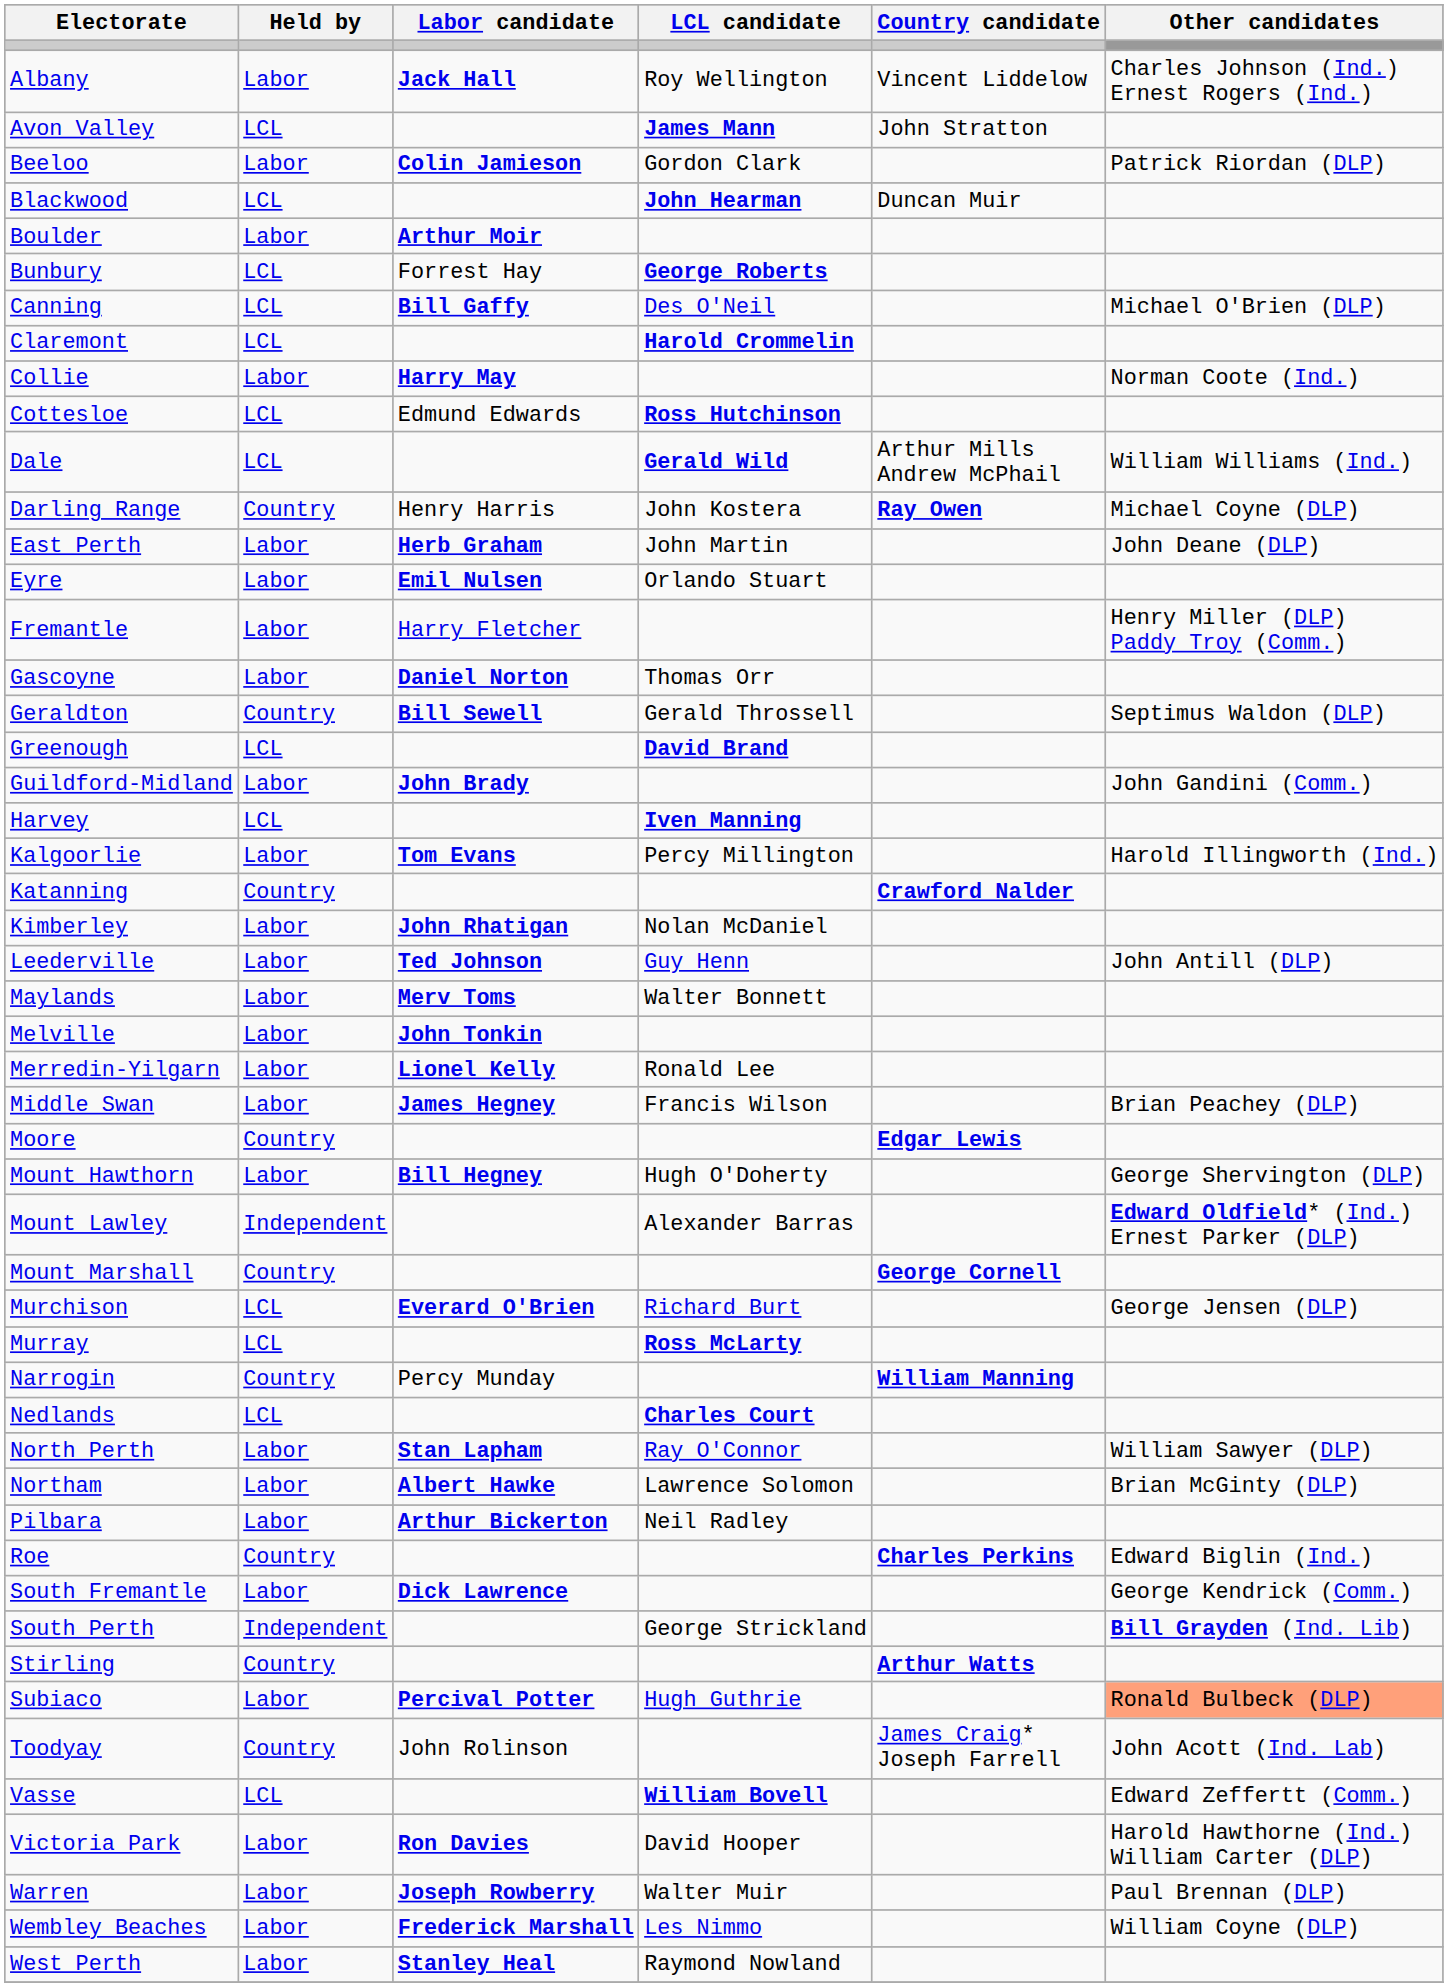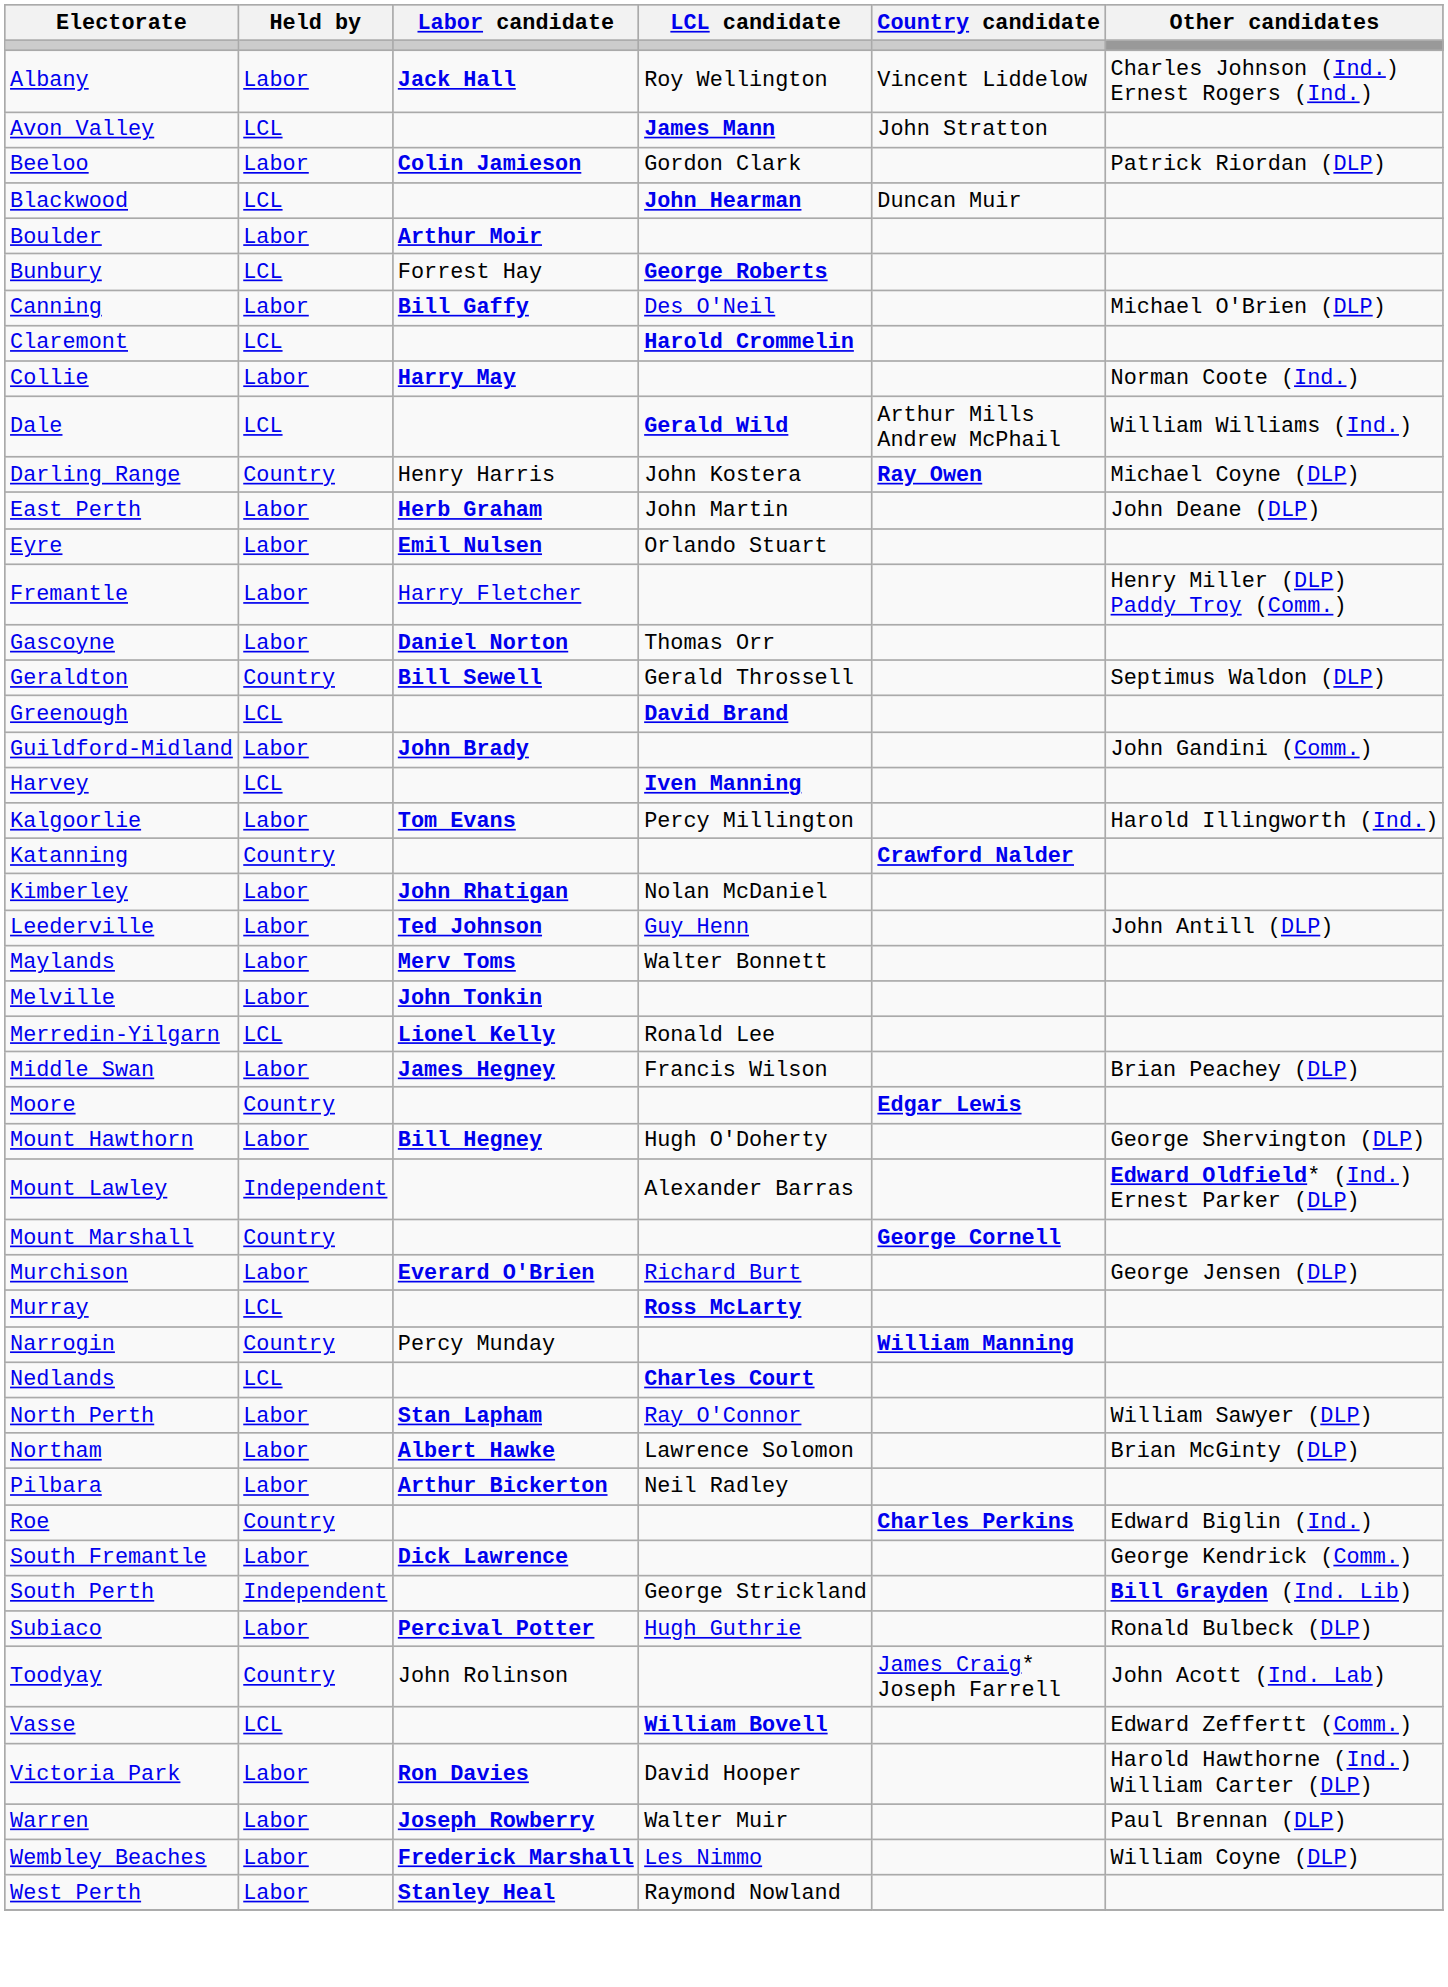(263, 307) LCL -> (276, 307) Labor
- row: (69, 414)
(276, 1070) Labor -> (263, 1034) LCL
(263, 1308) LCL -> (276, 1273) Labor
- row: (62, 1664)
(1242, 1700) lightsalmon background -> (1242, 1629) no background
